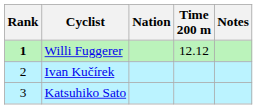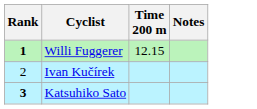- column: (151, 22)
(194, 51) 12.12 -> (149, 51) 12.15
(23, 93) normal -> (23, 93) bold
